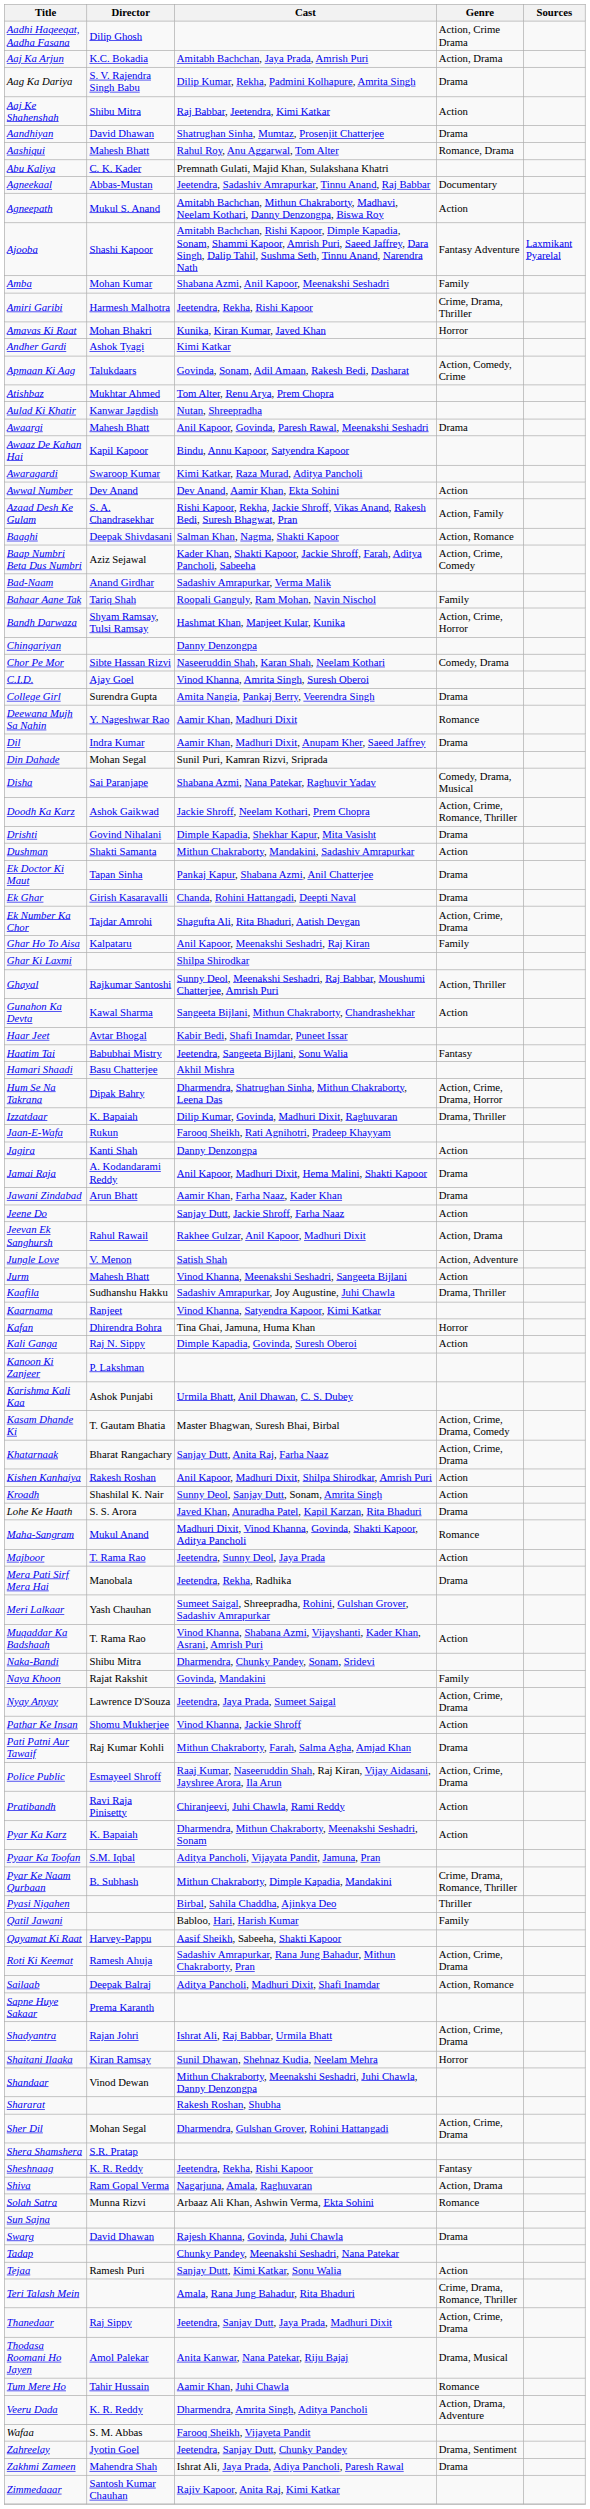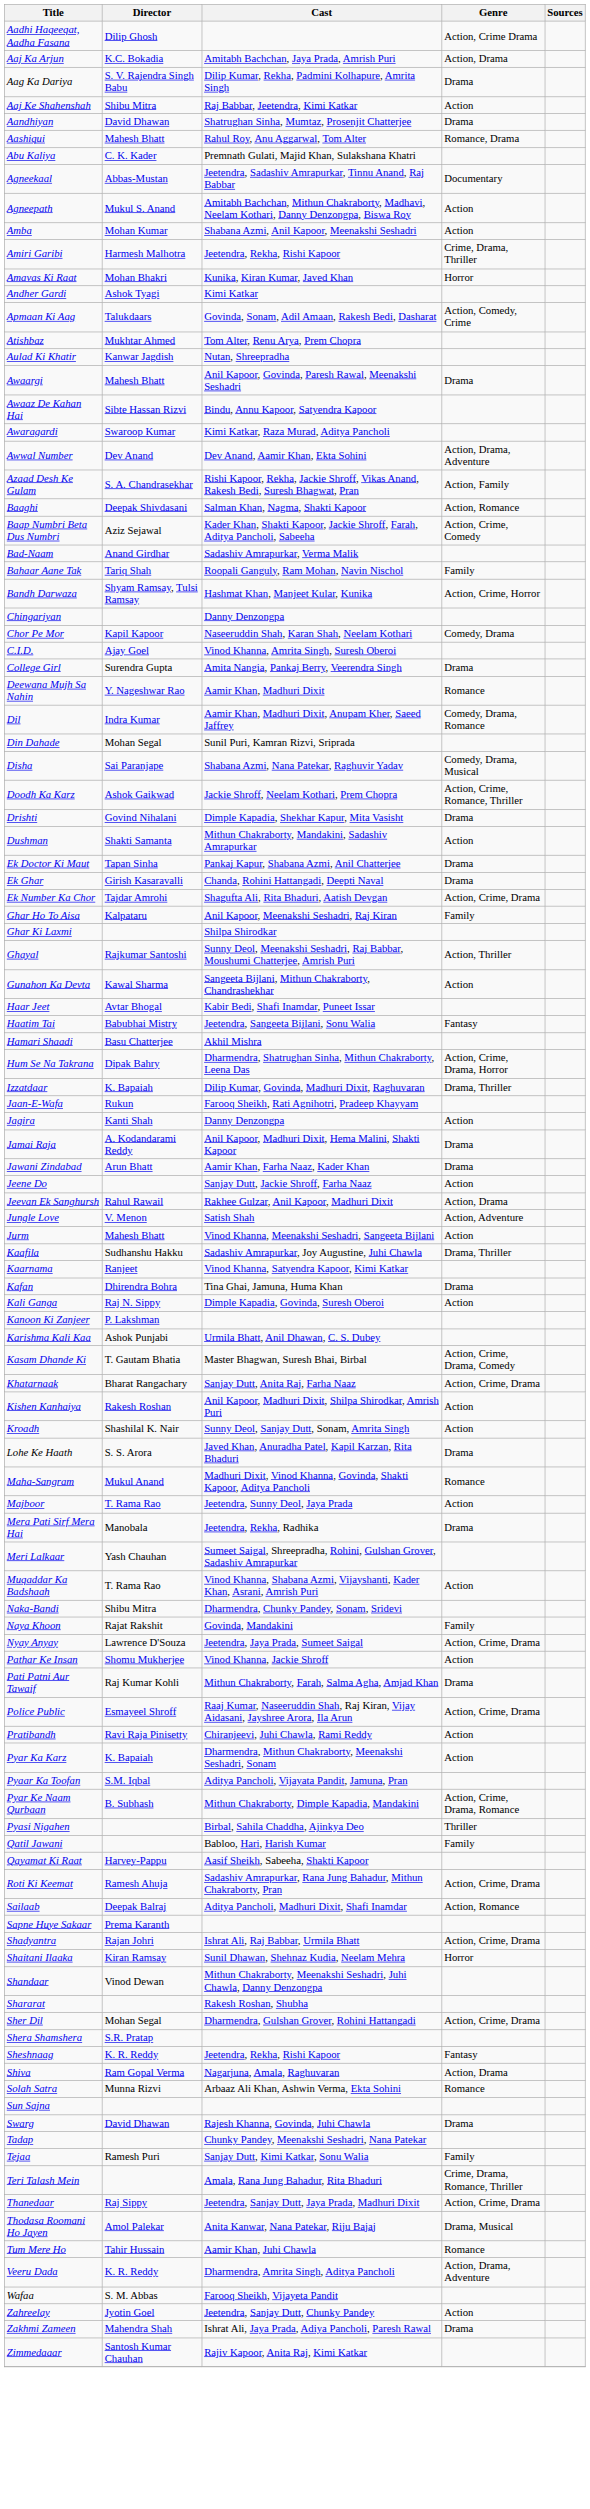- row: (22, 249)
(454, 284) Family -> (459, 231) Action
(119, 450) Kapil Kapoor -> (145, 409) Sibte Hassan Rizvi
(453, 490) Action -> (477, 455) Action, Drama, Adventure
(130, 662) Sibte Hassan Rizvi -> (134, 633) Kapil Kapoor
(453, 742) Drama -> (481, 719) Comedy, Drama, Romance
(453, 1327) Horror -> (459, 1286) Drama
(478, 1881) Crime, Drama, Romance, Thriller -> (482, 1803) Action, Crime, Drama, Romance
(453, 2270) Action -> (459, 2157) Family
(478, 2449) Drama, Sentiment -> (459, 2312) Action
